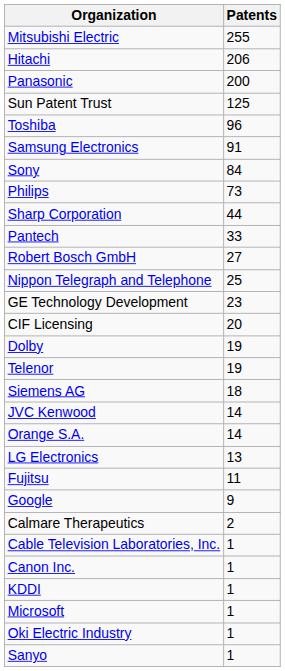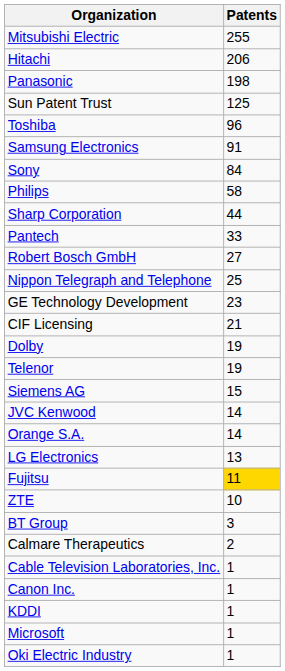(238, 81) 200 -> (238, 81) 198
(234, 192) 73 -> (234, 192) 58
(234, 324) 20 -> (234, 324) 21
(234, 390) 18 -> (234, 390) 15
(234, 479) no background -> (234, 479) gold background
+ row: (21, 501)
- row: (30, 501)
+ row: (38, 523)
- row: (27, 655)
